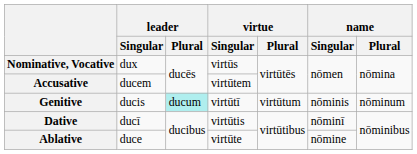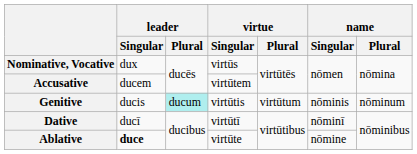(225, 102) virtūtī -> (228, 102) virtūtis
(228, 121) virtūtis -> (225, 121) virtūtī
(131, 139) normal -> (132, 139) bold
